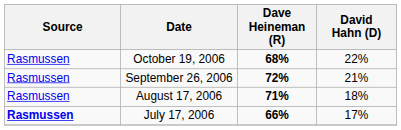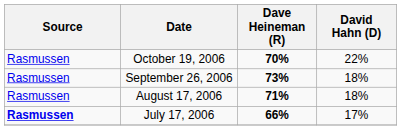(277, 59) 68% -> (277, 59) 70%
(277, 78) 72% -> (277, 78) 73%
(356, 78) 21% -> (356, 78) 18%
